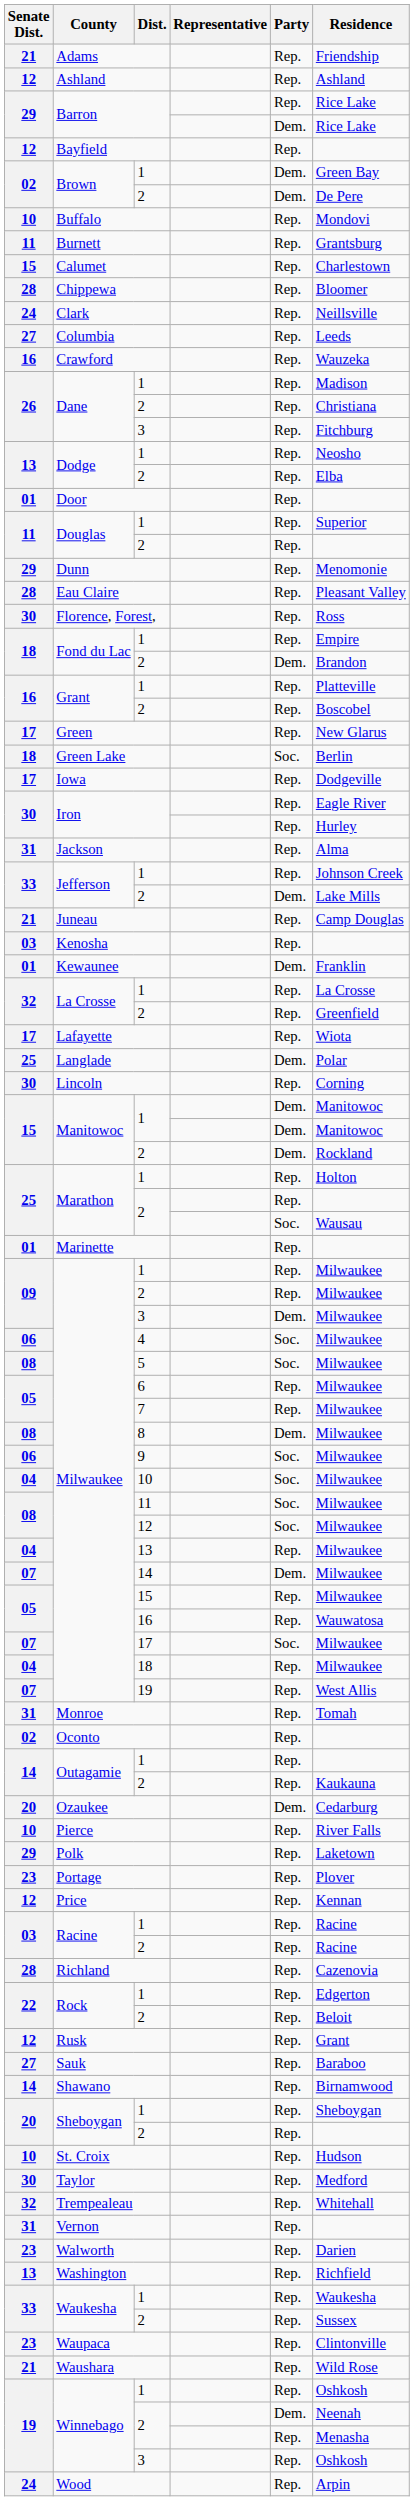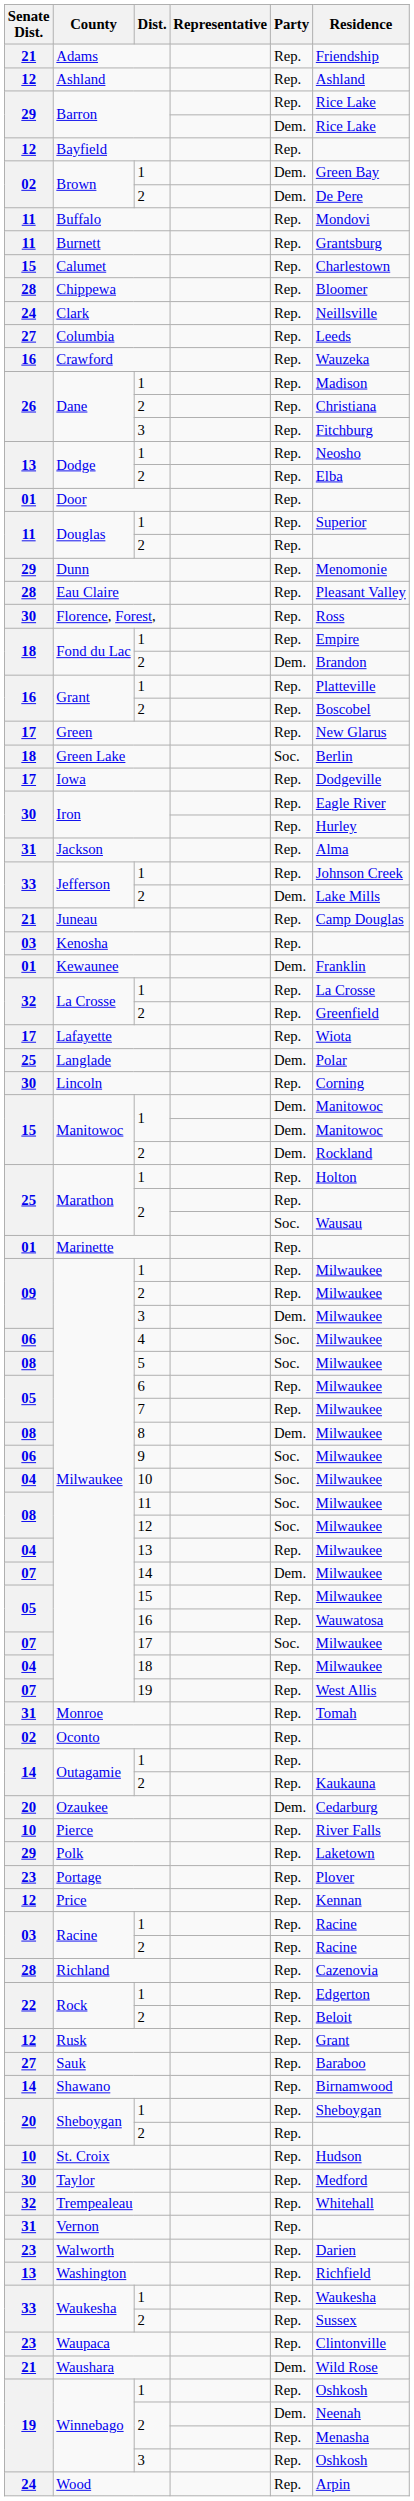(29, 219) 10 -> (29, 219) 11
(288, 2367) Rep. -> (290, 2367) Dem.
